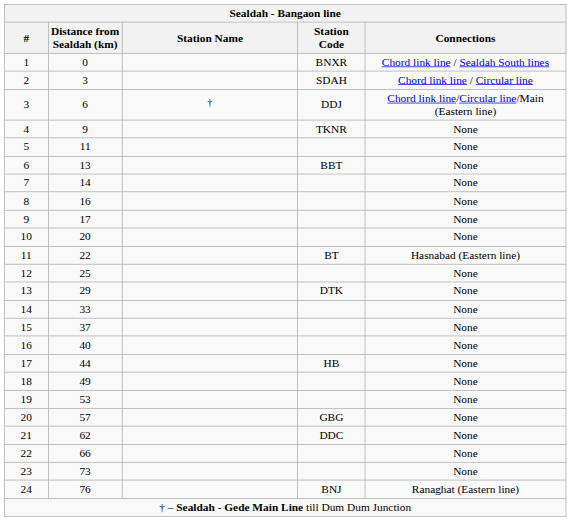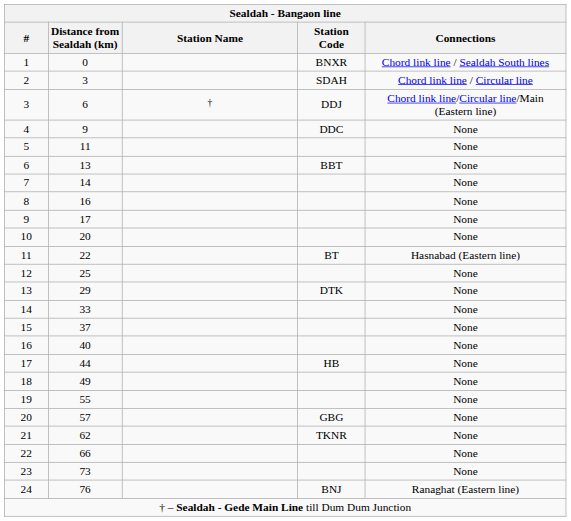(331, 129) TKNR -> (331, 129) DDC
(85, 399) 53 -> (85, 399) 55
(331, 435) DDC -> (331, 435) TKNR
